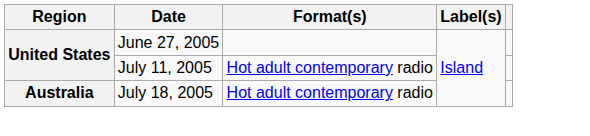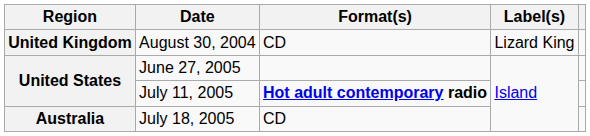+ row: (197, 42)
(330, 67) normal -> (375, 93) bold
(330, 93) Hot adult contemporary radio -> (275, 118) CD
